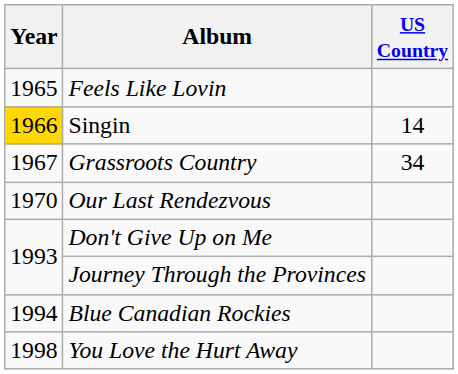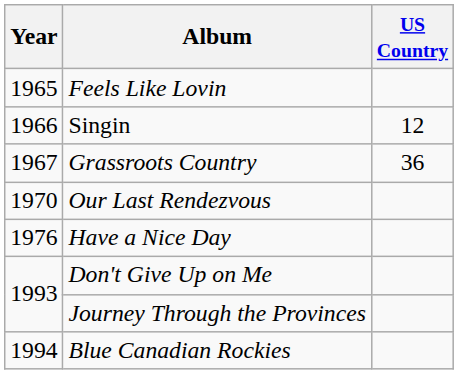(34, 125) gold background -> (34, 125) no background
(412, 125) 14 -> (412, 125) 12
(412, 162) 34 -> (412, 162) 36
+ row: (150, 237)
- row: (183, 350)
